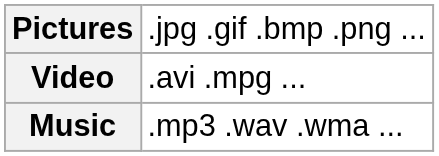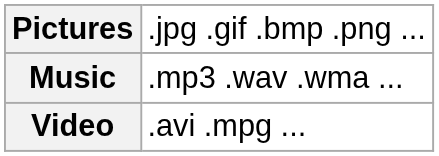rows swapped: (73, 126) <-> (73, 77)
